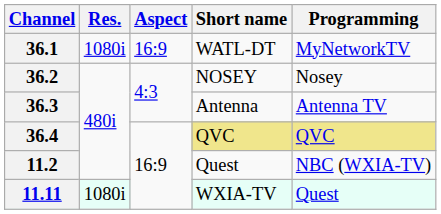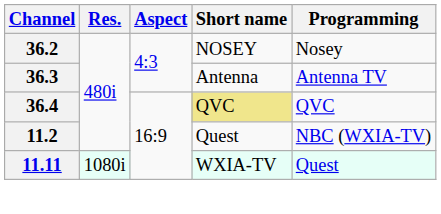- row: (42, 48)
(315, 135) khaki background -> (315, 106) no background
